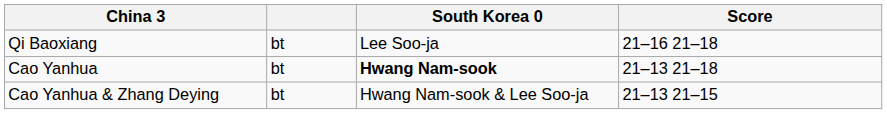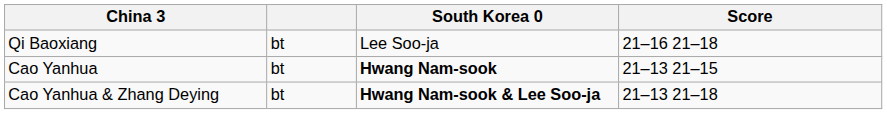(670, 69) 21–13 21–18 -> (670, 69) 21–13 21–15
(474, 95) normal -> (480, 95) bold
(670, 95) 21–13 21–15 -> (670, 95) 21–13 21–18
